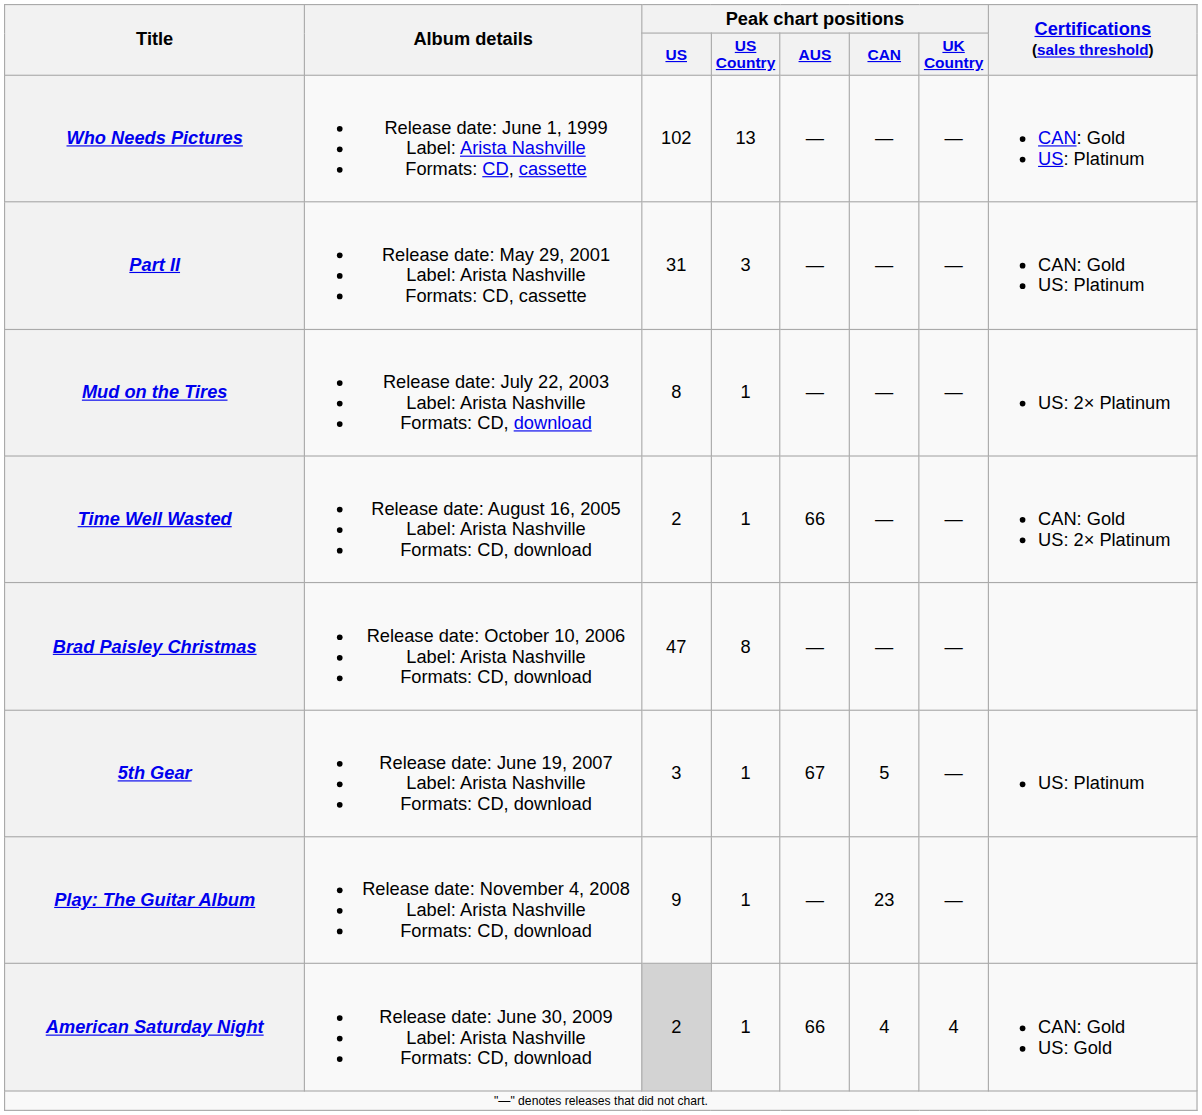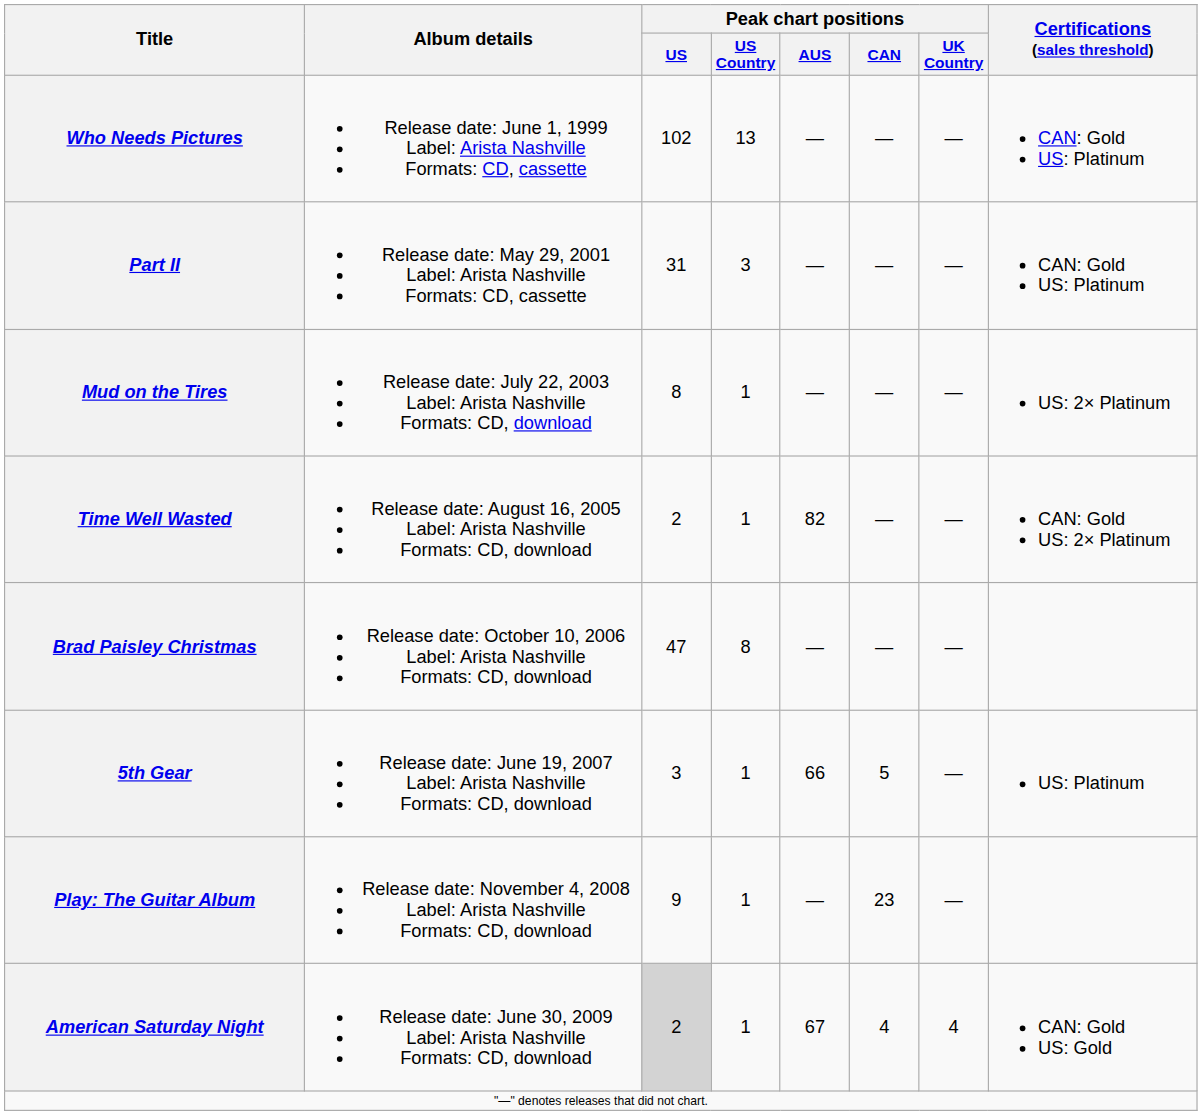(815, 519) 66 -> (815, 519) 82
(815, 773) 67 -> (815, 773) 66
(815, 1027) 66 -> (815, 1027) 67
